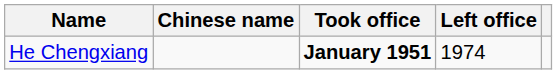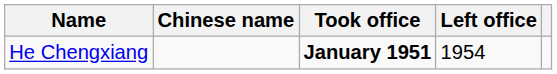(463, 52) 1974 -> (463, 52) 1954
